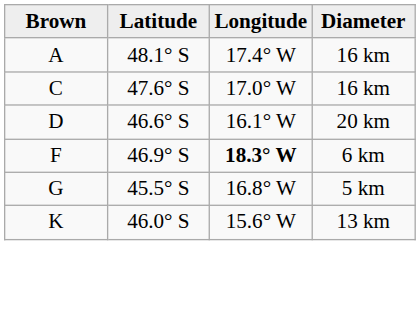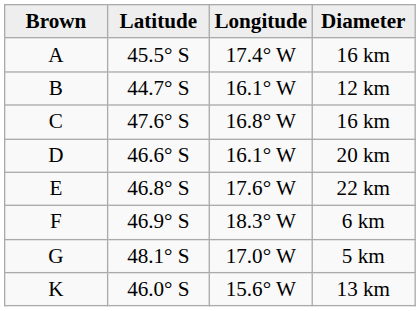(158, 54) 48.1° S -> (158, 54) 45.5° S
+ row: (56, 88)
(261, 88) 17.0° W -> (261, 121) 16.8° W
+ row: (56, 188)
(261, 155) bold -> (261, 222) normal
(158, 188) 45.5° S -> (158, 255) 48.1° S
(261, 188) 16.8° W -> (261, 255) 17.0° W
